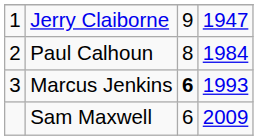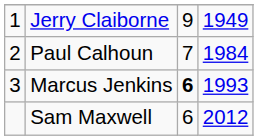(226, 20) 1947 -> (226, 20) 1949
(188, 53) 8 -> (188, 53) 7
(226, 118) 2009 -> (226, 118) 2012
